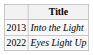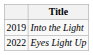(16, 27) 2013 -> (16, 27) 2019
